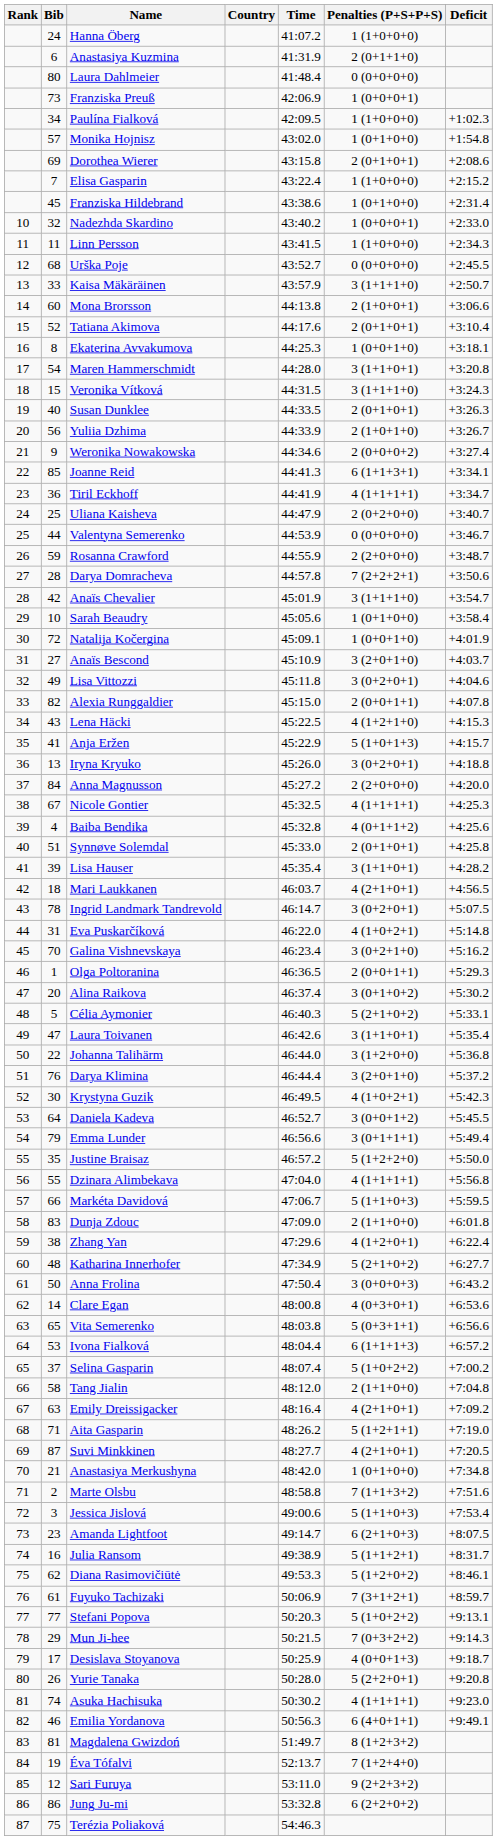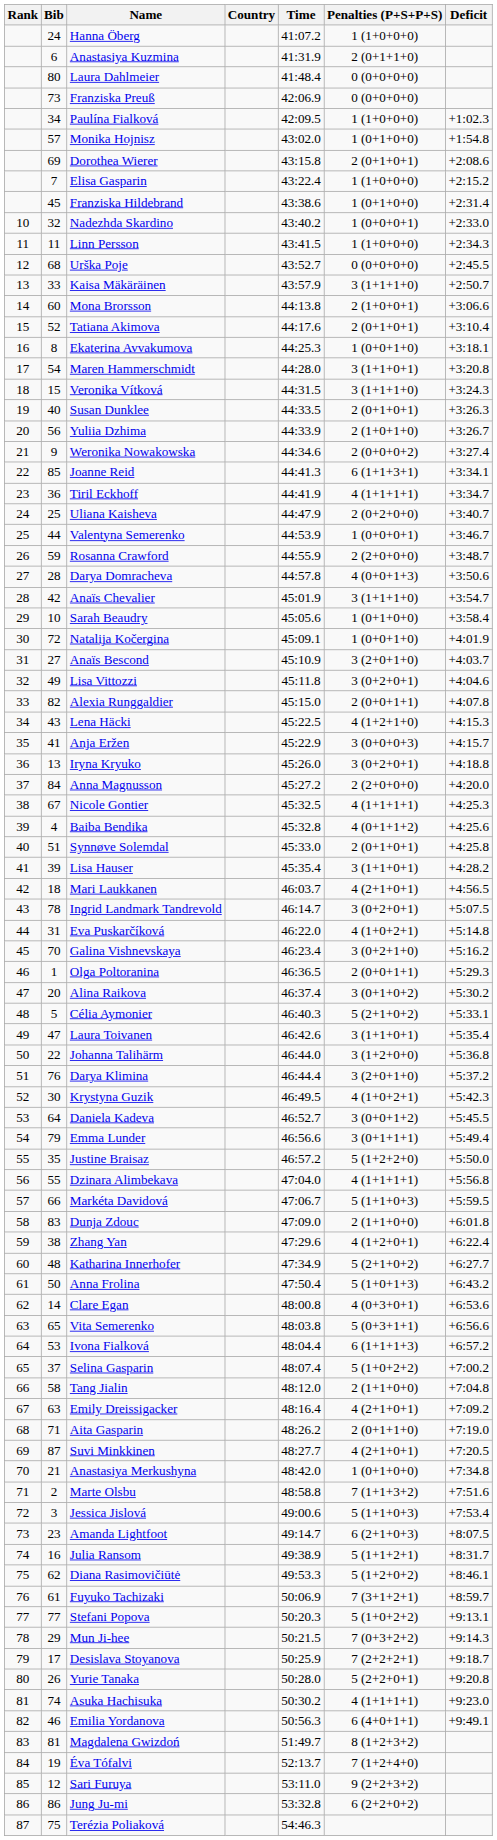(385, 98) 1 (0+0+0+1) -> (385, 98) 0 (0+0+0+0)
(385, 535) 0 (0+0+0+0) -> (385, 535) 1 (0+0+0+1)
(385, 576) 7 (2+2+2+1) -> (385, 576) 4 (0+0+1+3)
(385, 743) 5 (1+0+1+3) -> (385, 743) 3 (0+0+0+3)
(385, 1284) 3 (0+0+0+3) -> (385, 1284) 5 (1+0+1+3)
(385, 1429) 5 (1+2+1+1) -> (385, 1429) 2 (0+1+1+0)
(385, 1658) 4 (0+0+1+3) -> (385, 1658) 7 (2+2+2+1)
